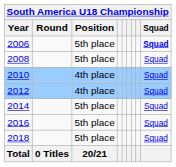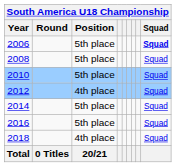(95, 75) 4th place -> (95, 75) 5th place
(95, 138) 5th place -> (95, 138) 4th place
